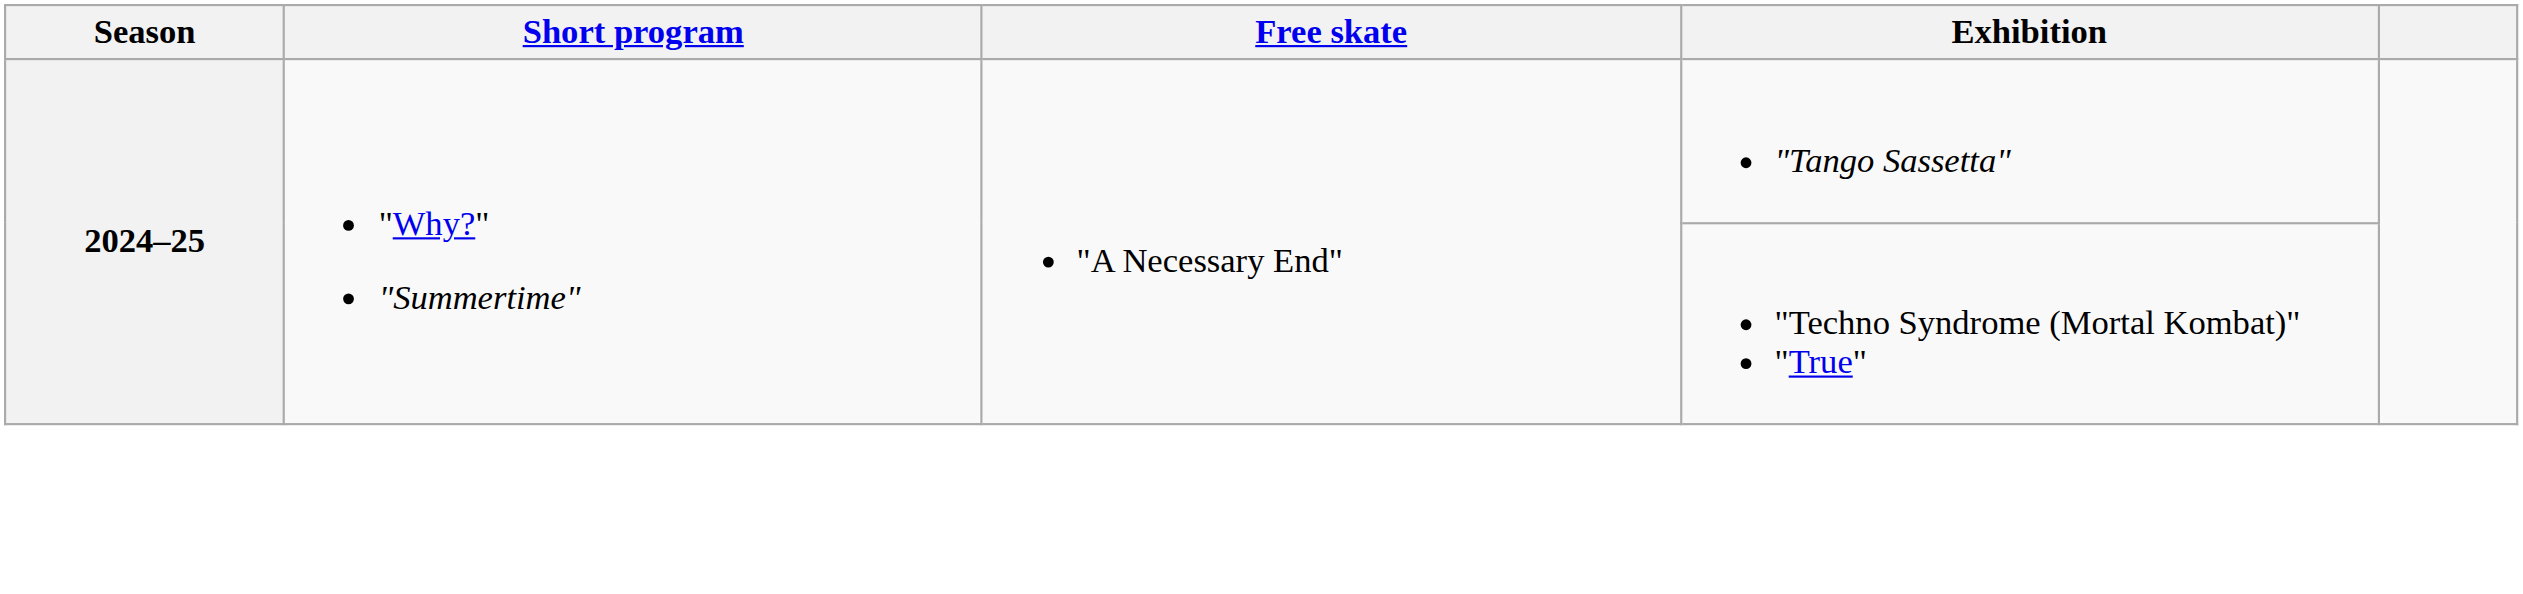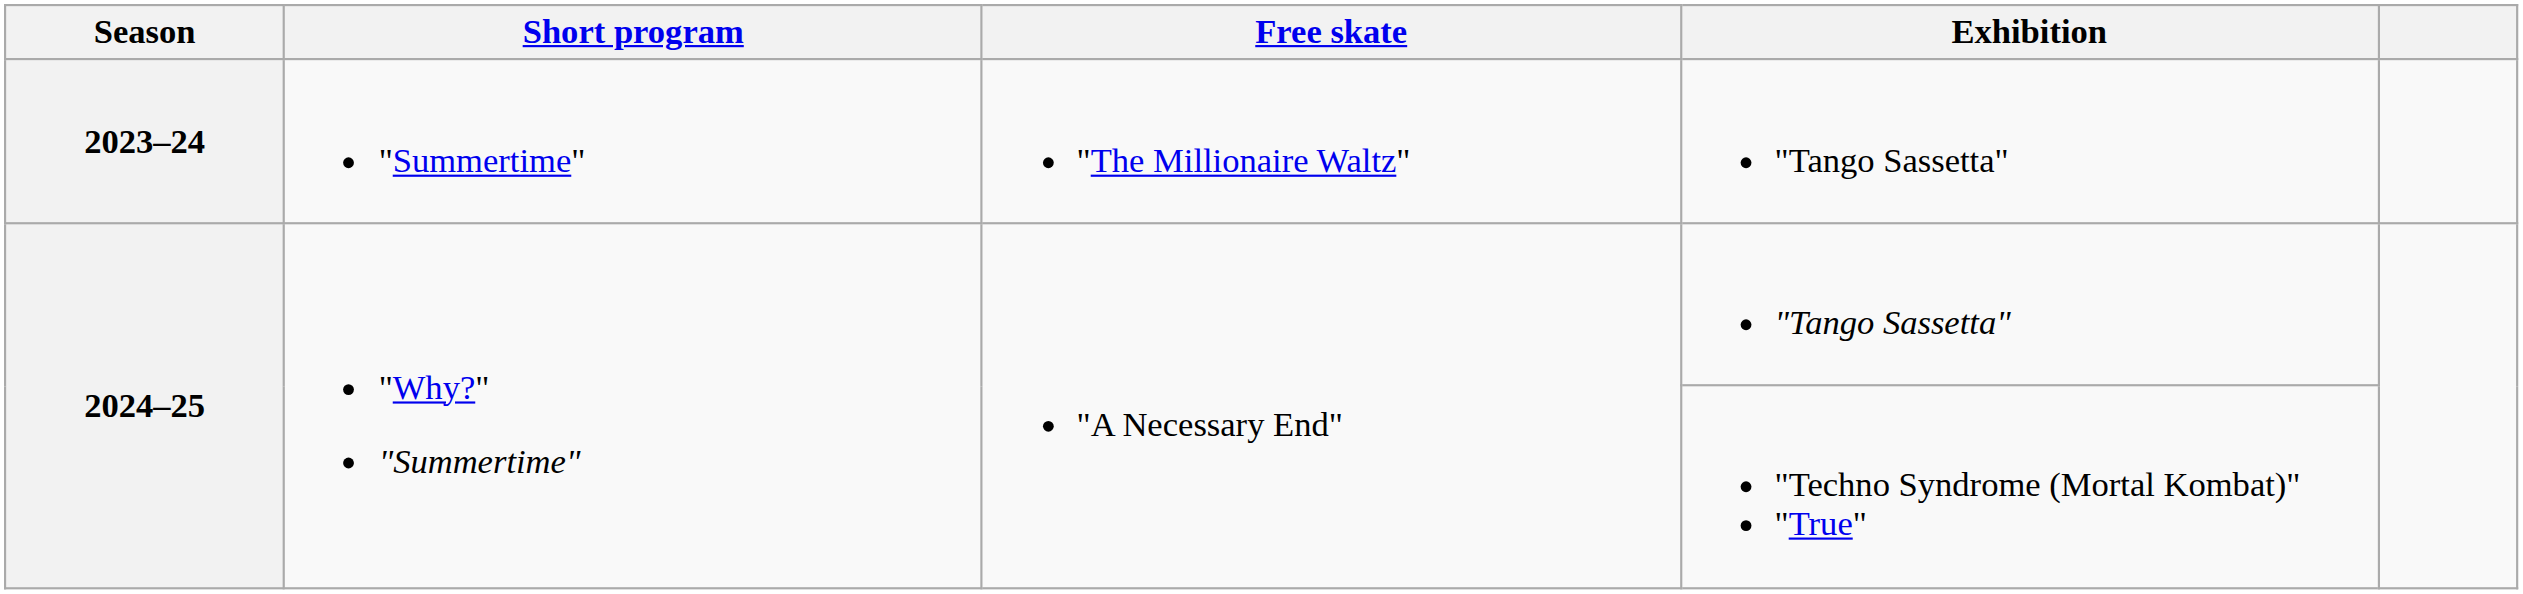+ row: (145, 140)
